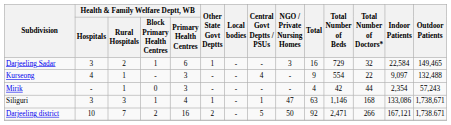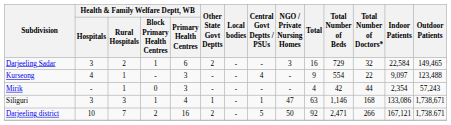(212, 63) 1 -> (212, 63) 2
(430, 76) 132,488 -> (430, 76) 123,488
